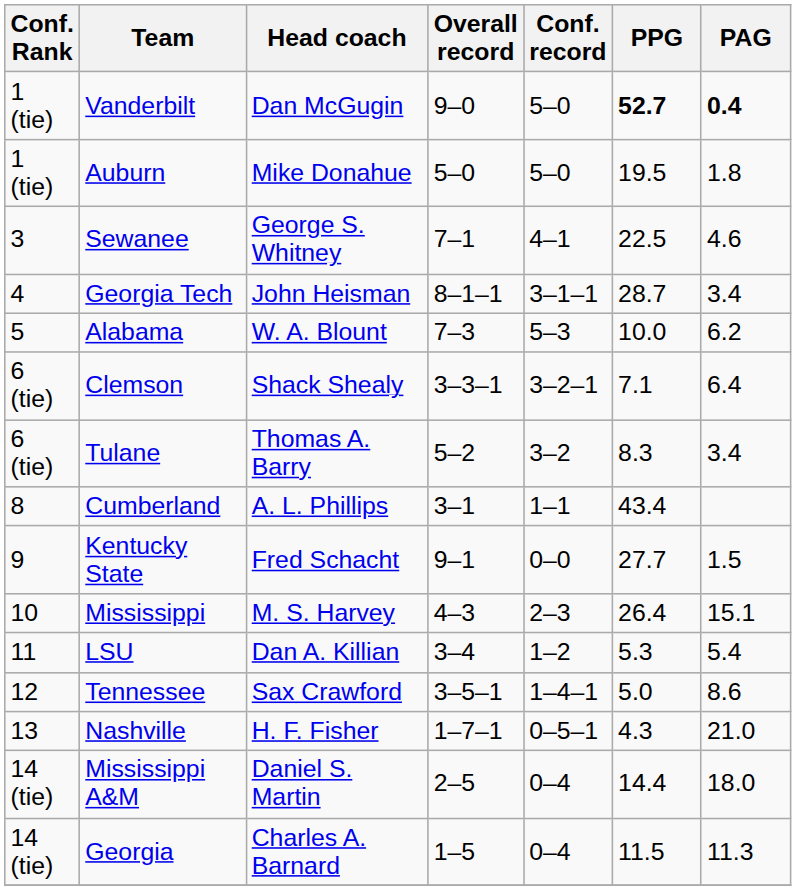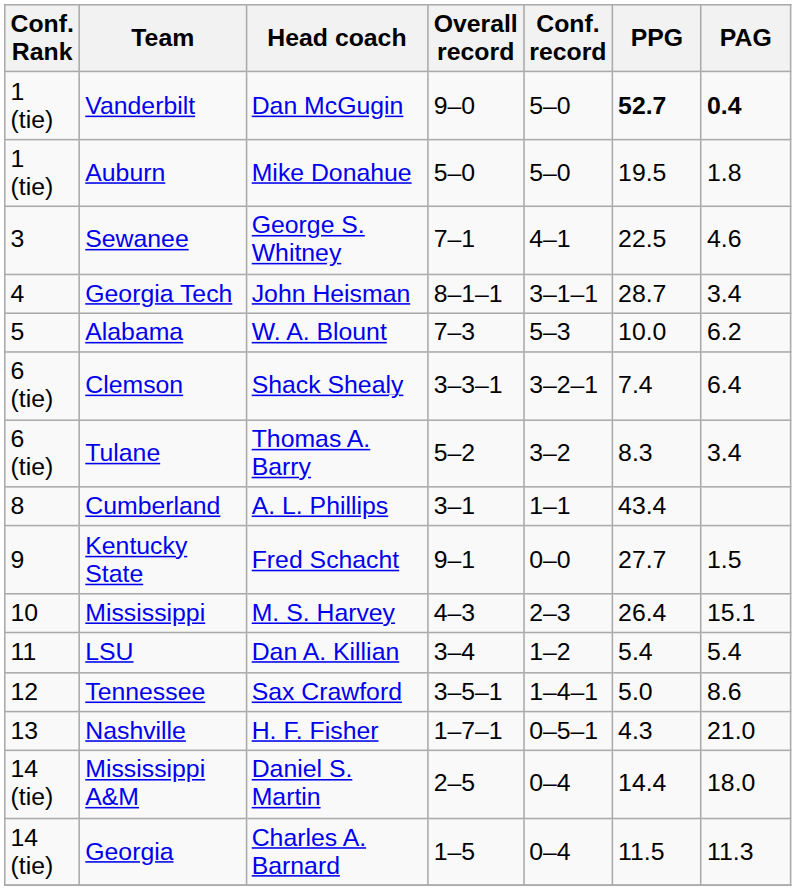(635, 385) 7.1 -> (635, 385) 7.4
(635, 652) 5.3 -> (635, 652) 5.4
